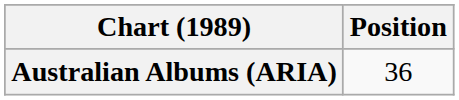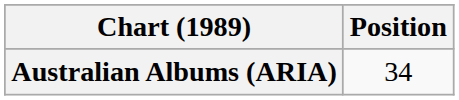(398, 71) 36 -> (398, 71) 34
